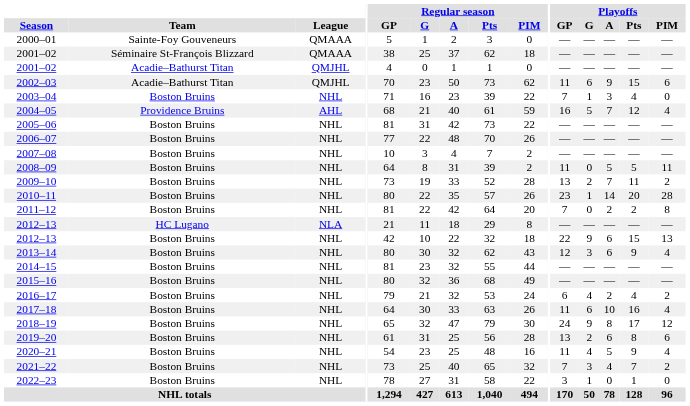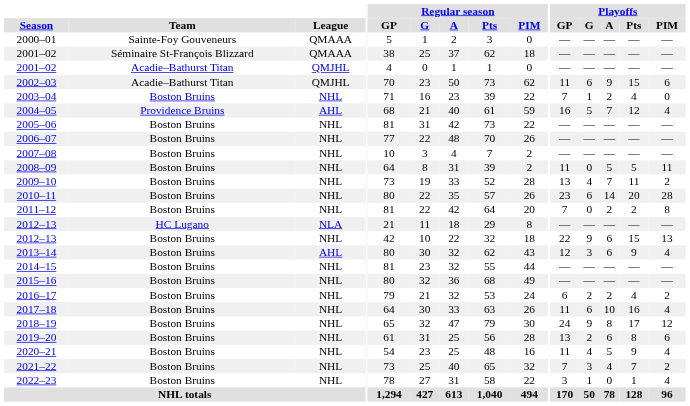(609, 96) 3 -> (609, 96) 2
(589, 181) 2 -> (589, 181) 4
(589, 195) 1 -> (589, 195) 6
(331, 252) NHL -> (331, 252) AHL
(589, 295) 4 -> (589, 295) 2
(667, 380) 0 -> (667, 380) 4
